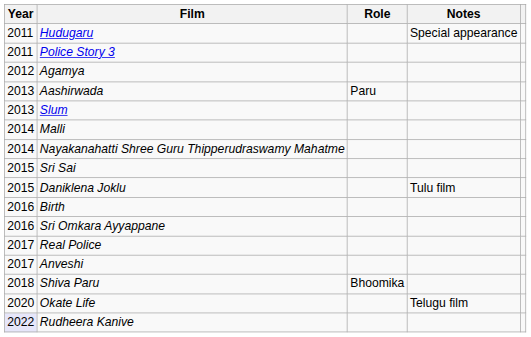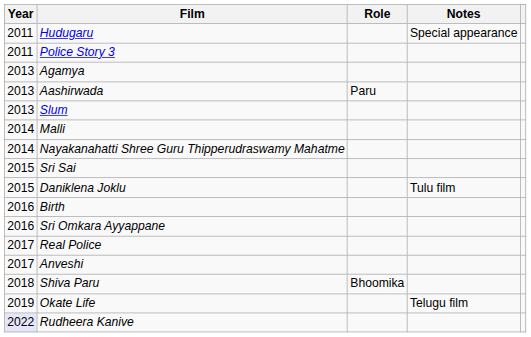(21, 71) 2012 -> (21, 71) 2013
(21, 303) 2020 -> (21, 303) 2019
